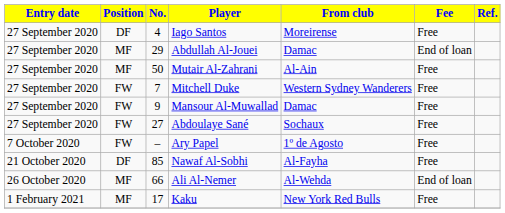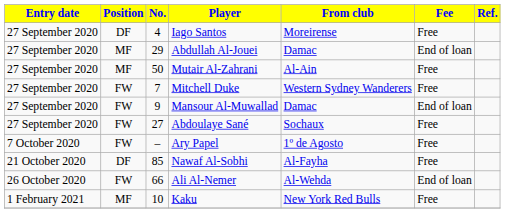(428, 106) Free -> (445, 106) End of loan
(123, 180) MF -> (123, 180) FW
(157, 198) 17 -> (157, 198) 10
